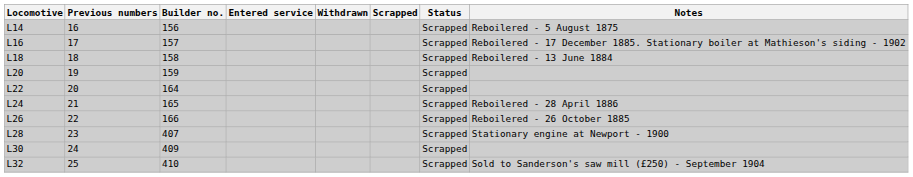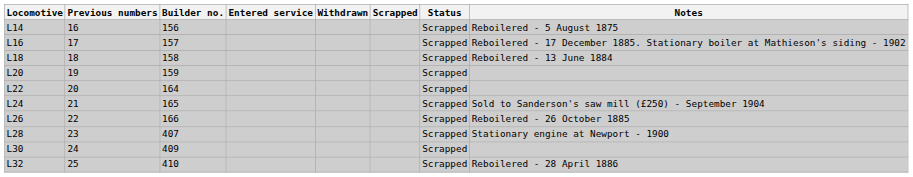(545, 104) Reboilered - 28 April 1886 -> (618, 104) Sold to Sanderson's saw mill (£250) - September 1904
(618, 165) Sold to Sanderson's saw mill (£250) - September 1904 -> (545, 165) Reboilered - 28 April 1886
